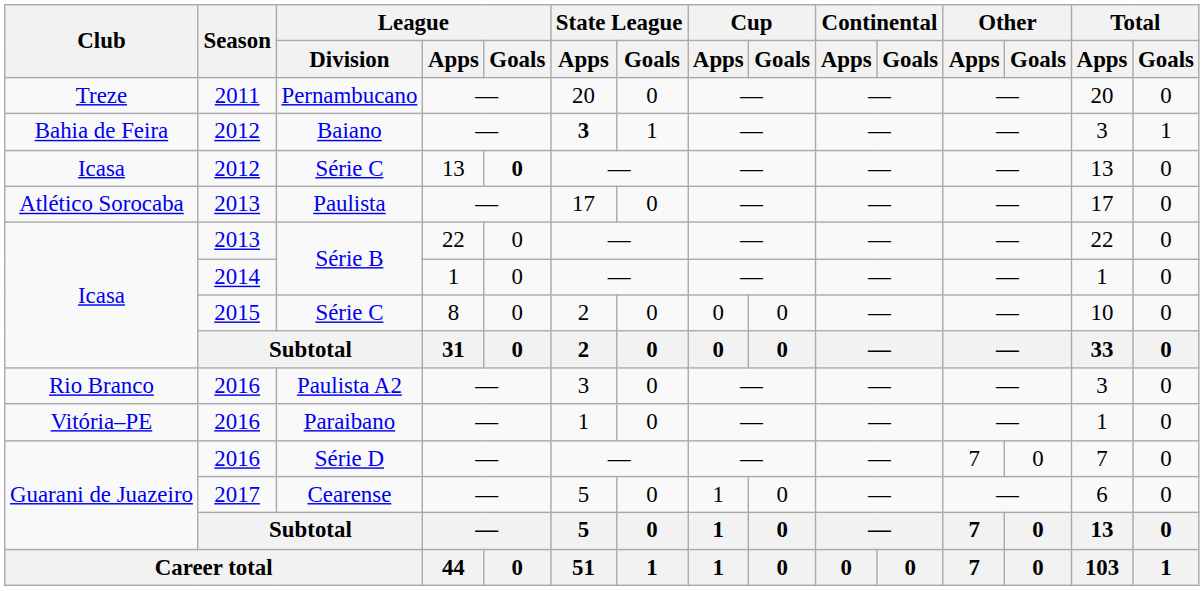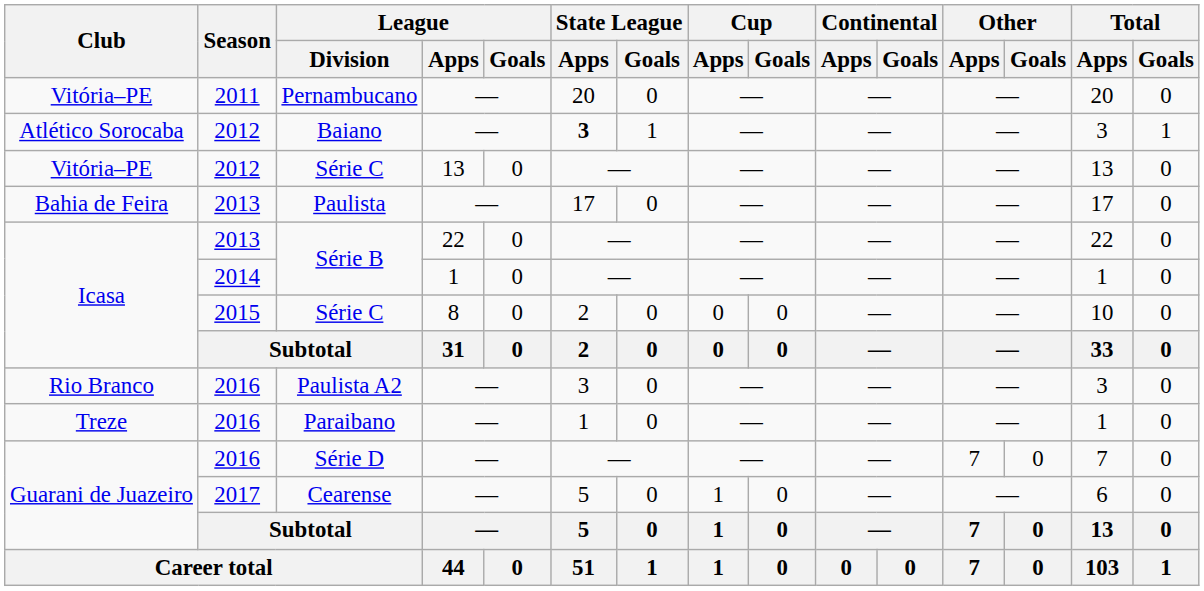(101, 95) Treze -> (101, 95) Vitória–PE
(101, 131) Bahia de Feira -> (101, 131) Atlético Sorocaba
(101, 167) Icasa -> (101, 167) Vitória–PE
(517, 167) bold -> (517, 167) normal
(101, 204) Atlético Sorocaba -> (101, 204) Bahia de Feira
(101, 421) Vitória–PE -> (101, 421) Treze
